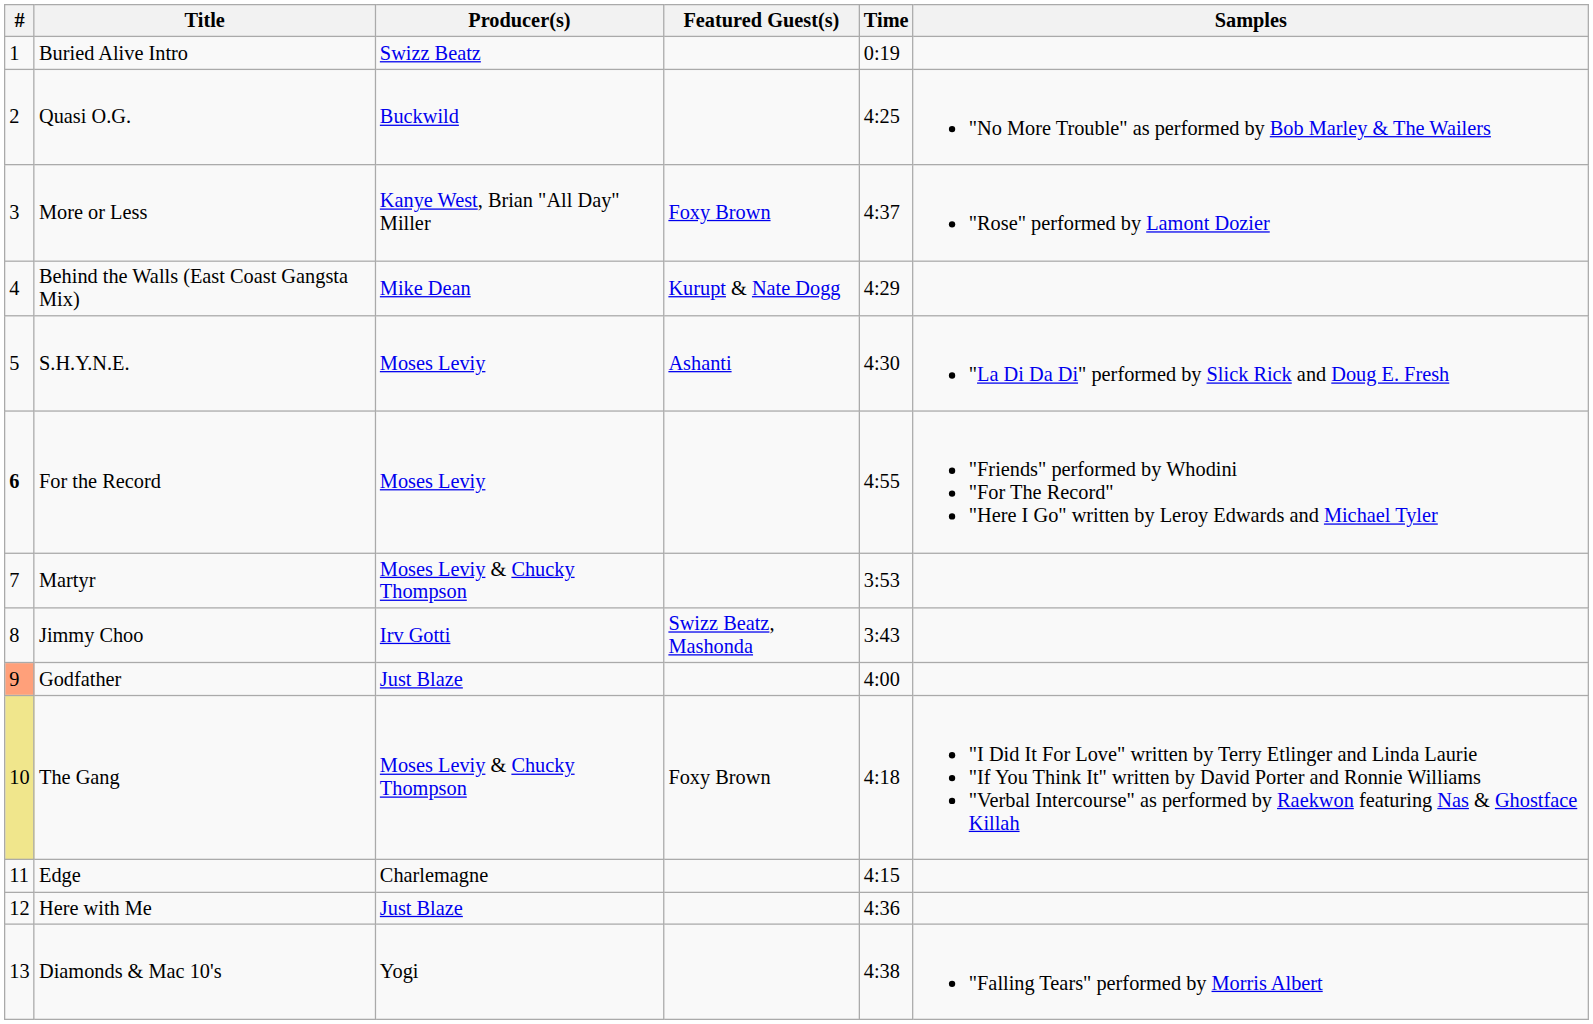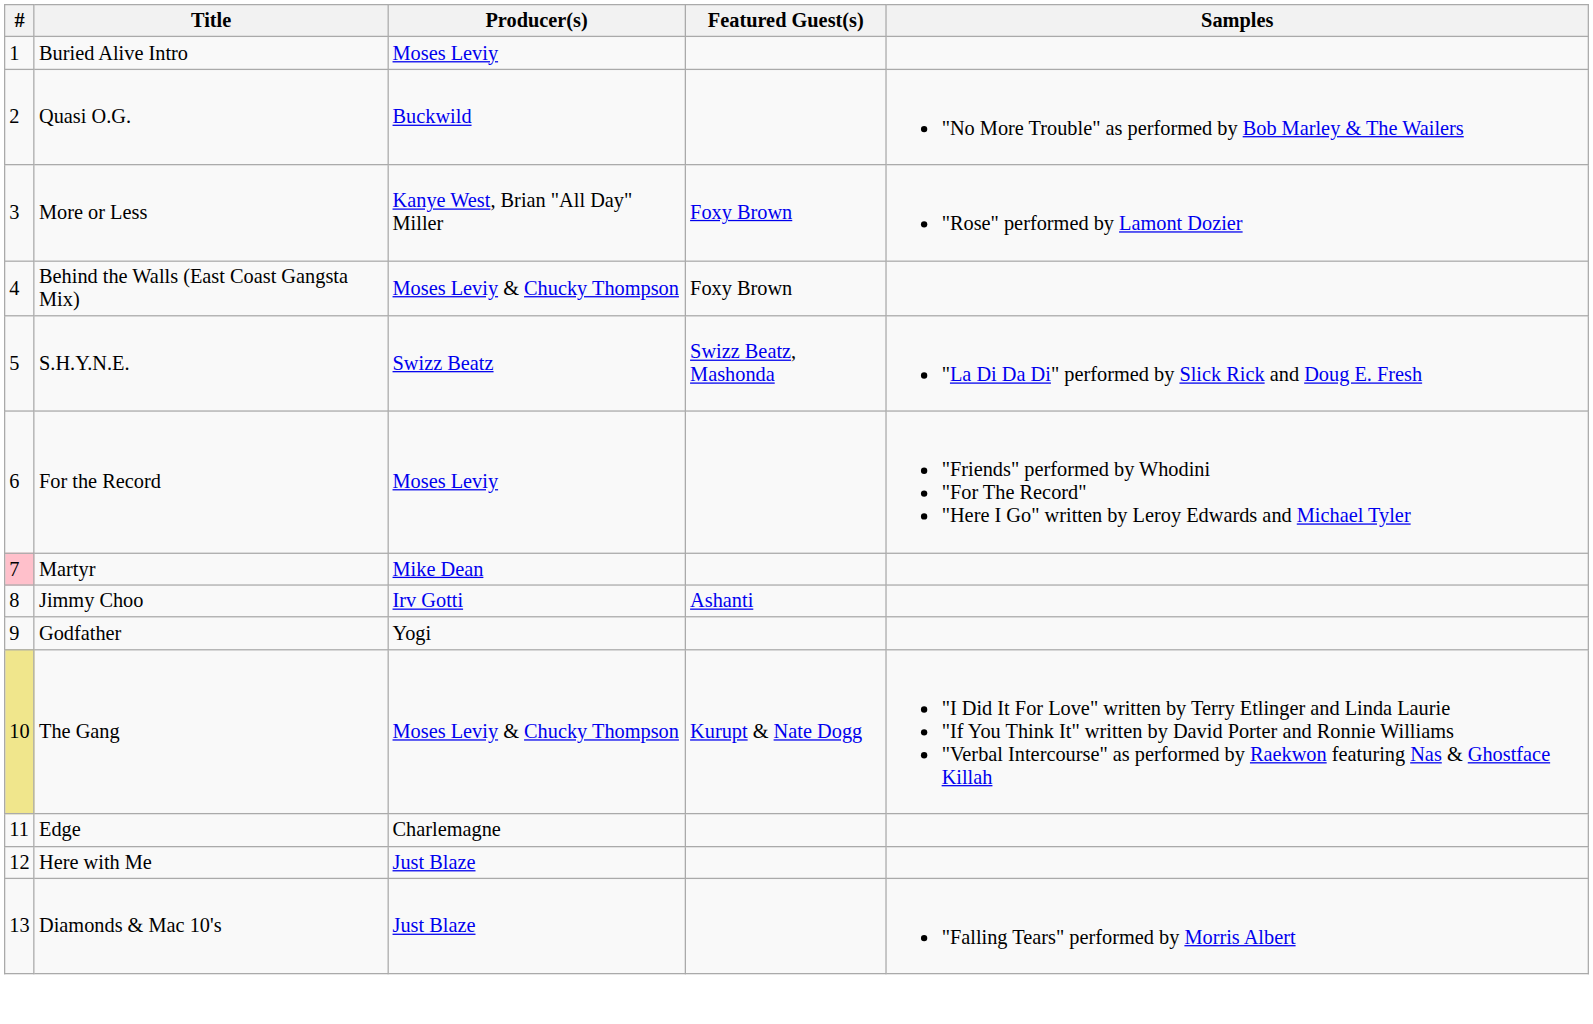- column: (886, 20)
(430, 52) Swizz Beatz -> (445, 52) Moses Leviy
(425, 287) Mike Dean -> (536, 287) Moses Leviy & Chucky Thompson
(754, 287) Kurupt & Nate Dogg -> (741, 287) Foxy Brown
(433, 363) Moses Leviy -> (443, 363) Swizz Beatz
(700, 363) Ashanti -> (743, 363) Swizz Beatz, Mashonda
(14, 481) bold -> (14, 481) normal
(14, 580) no background -> (14, 568) pink background
(477, 580) Moses Leviy & Chucky Thompson -> (438, 568) Mike Dean
(721, 635) Swizz Beatz, Mashonda -> (722, 601) Ashanti
(14, 678) lightsalmon background -> (14, 633) no background
(421, 678) Just Blaze -> (412, 633) Yogi
(719, 777) Foxy Brown -> (776, 731) Kurupt & Nate Dogg
(399, 971) Yogi -> (434, 925) Just Blaze
